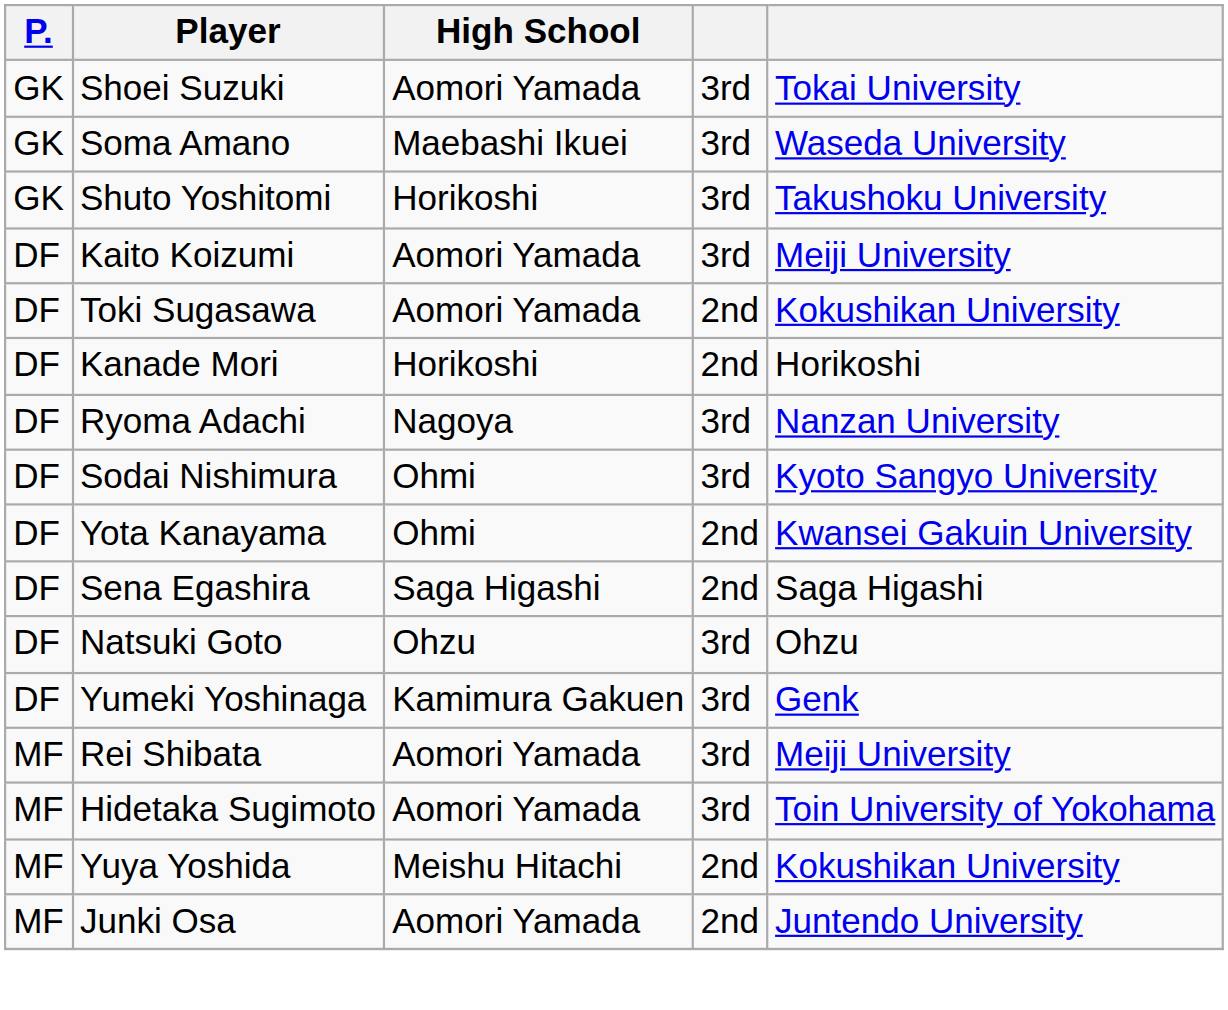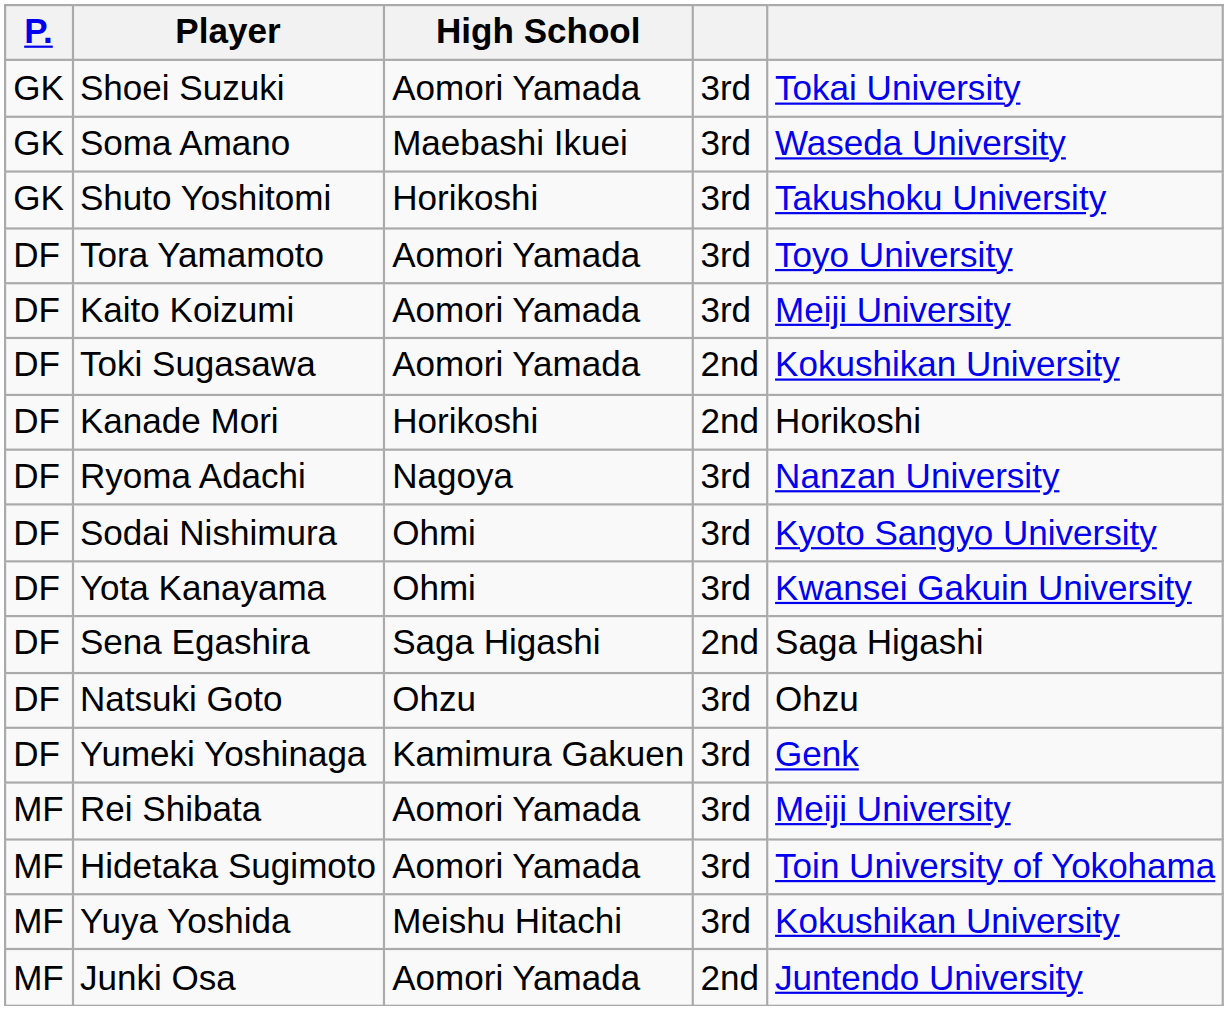+ row: (202, 254)
(730, 532) 2nd -> (726, 587) 3rd
(730, 865) 2nd -> (726, 921) 3rd
